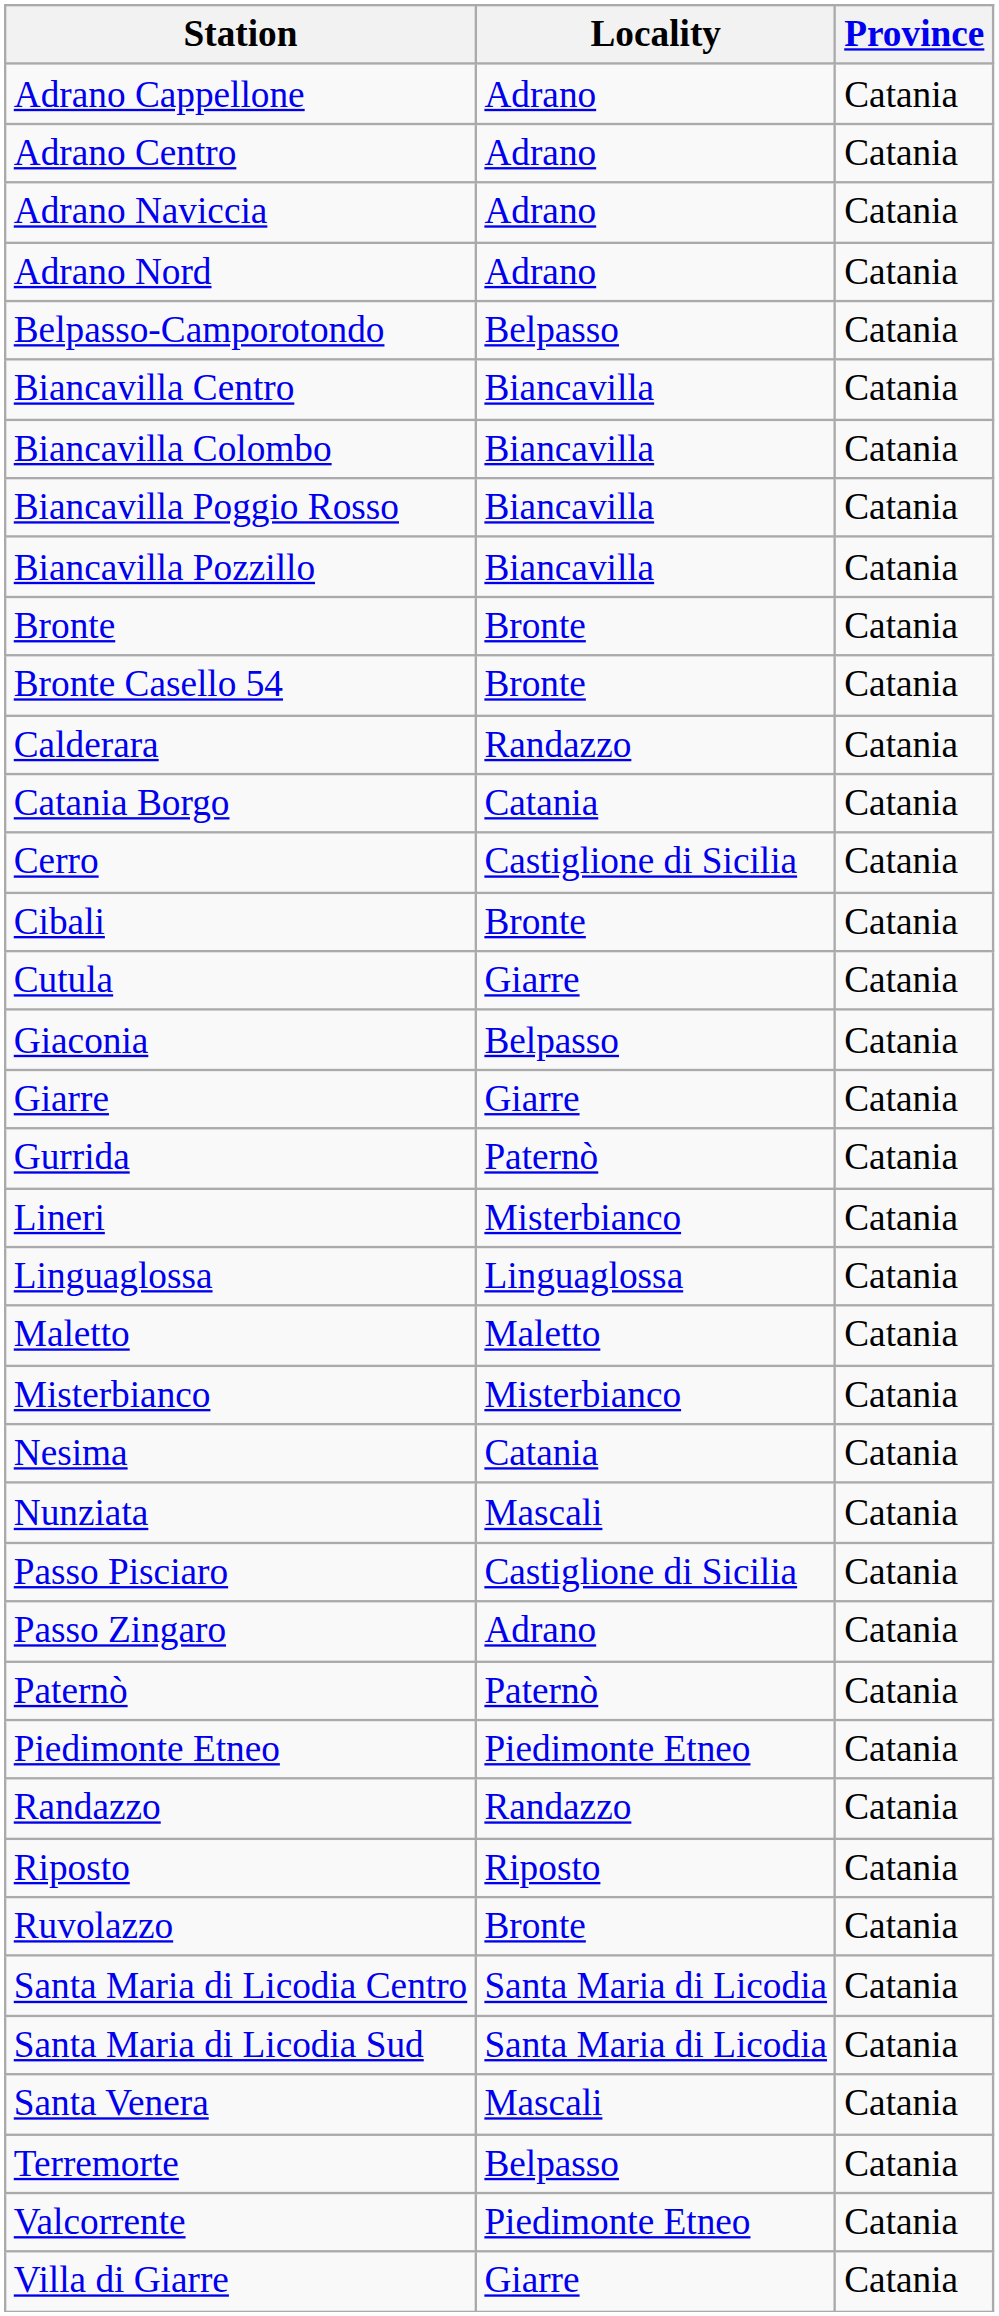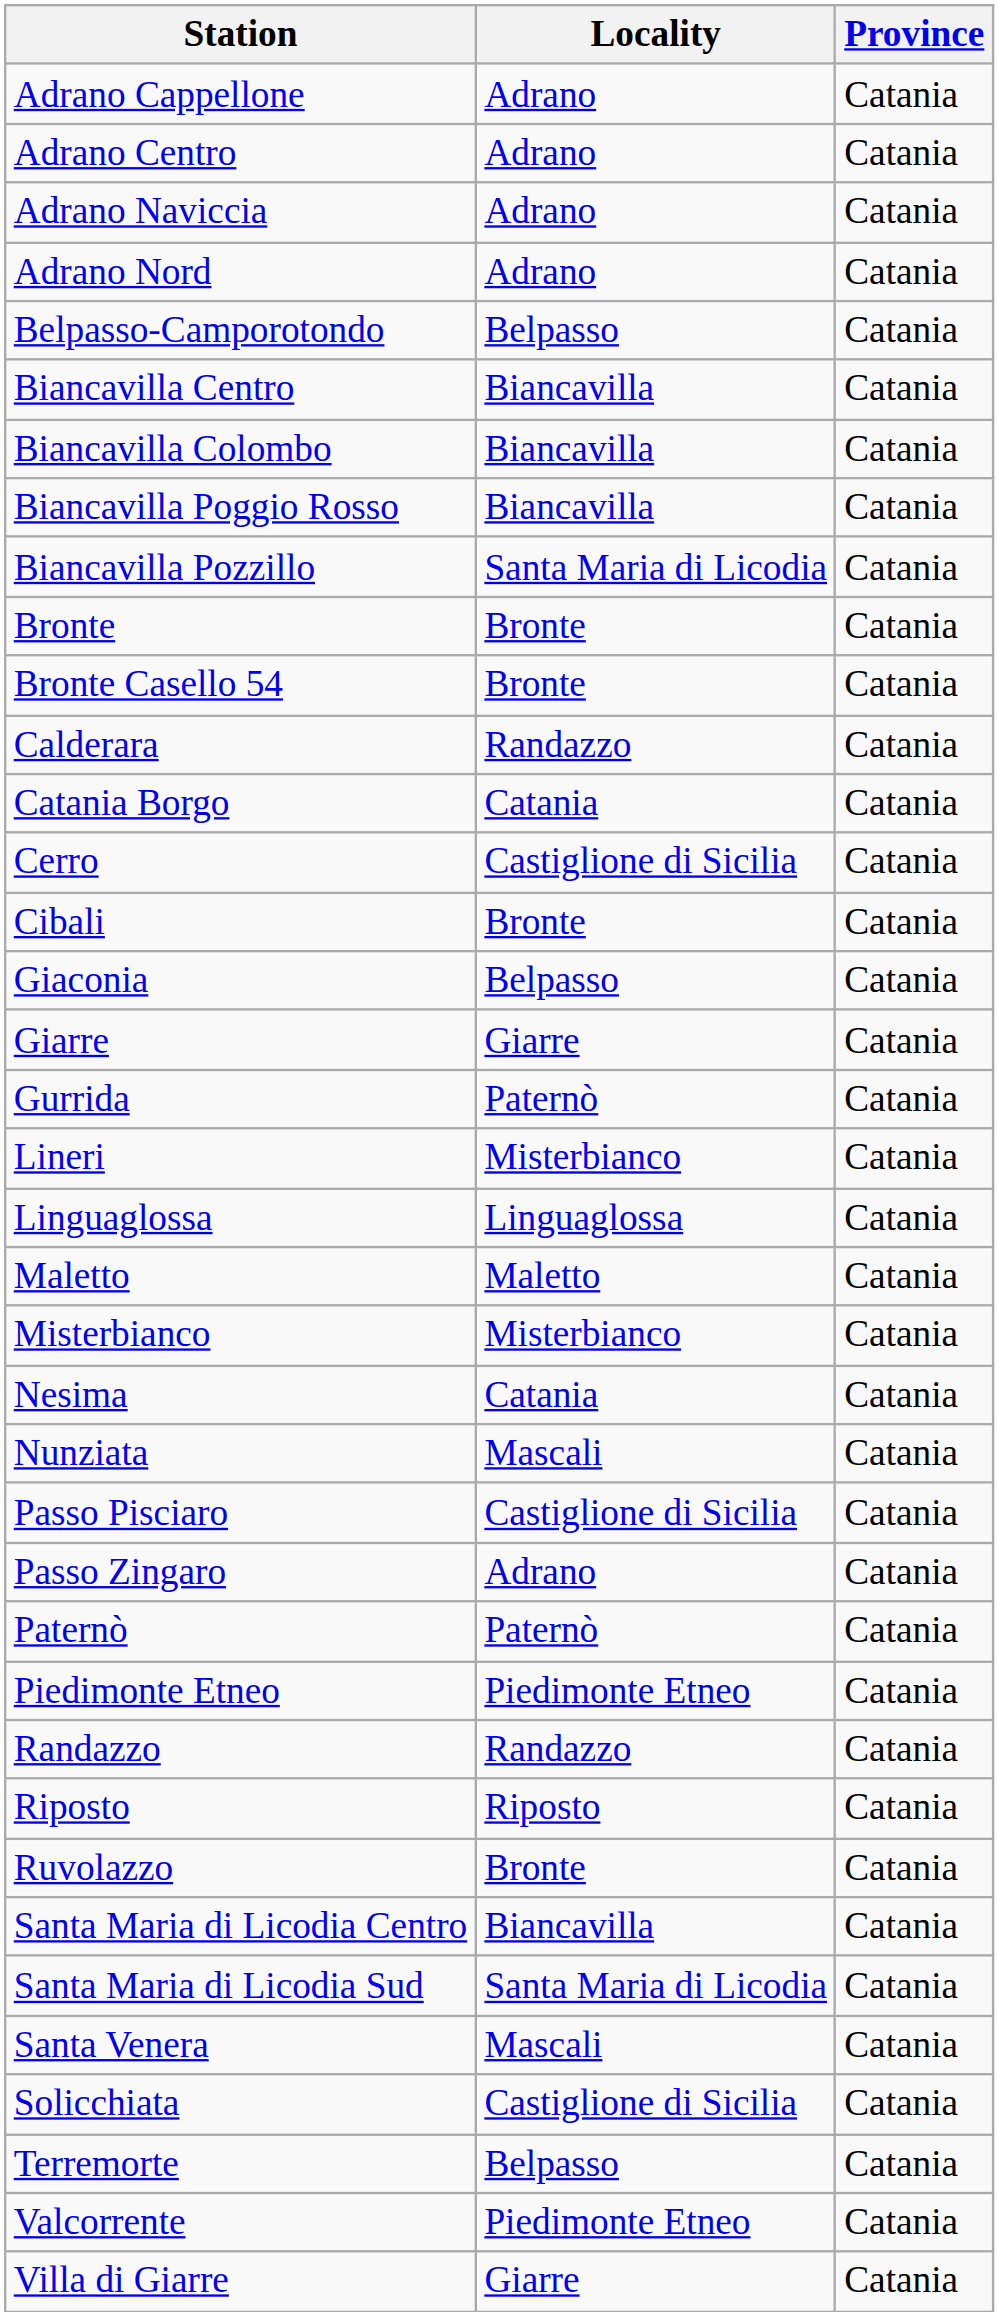(569, 566) Biancavilla -> (656, 566) Santa Maria di Licodia
- row: (63, 980)
(656, 1985) Santa Maria di Licodia -> (569, 1926) Biancavilla
+ row: (97, 2103)
